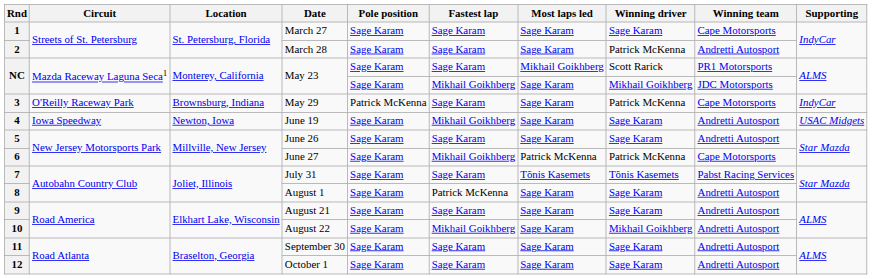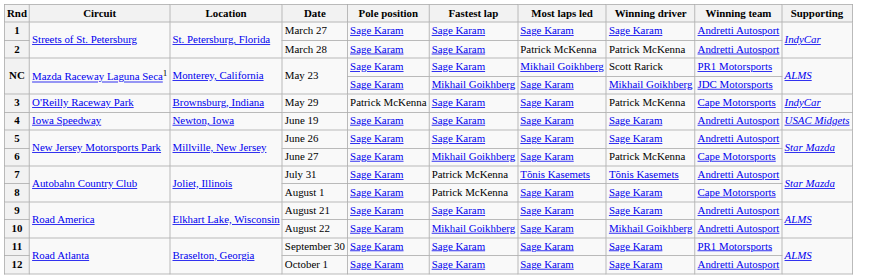(737, 31) Cape Motorsports -> (738, 31) Andretti Autosport
(547, 48) Sage Karam -> (558, 48) Patrick McKenna
(473, 120) Mikhail Goikhberg -> (458, 120) Sage Karam
(558, 156) Patrick McKenna -> (547, 156) Sage Karam
(458, 174) Sage Karam -> (470, 174) Patrick McKenna
(746, 174) Pabst Racing Services -> (738, 174) Andretti Autosport
(738, 192) Andretti Autosport -> (737, 192) Cape Motorsports
(738, 246) Andretti Autosport -> (735, 246) PR1 Motorsports
